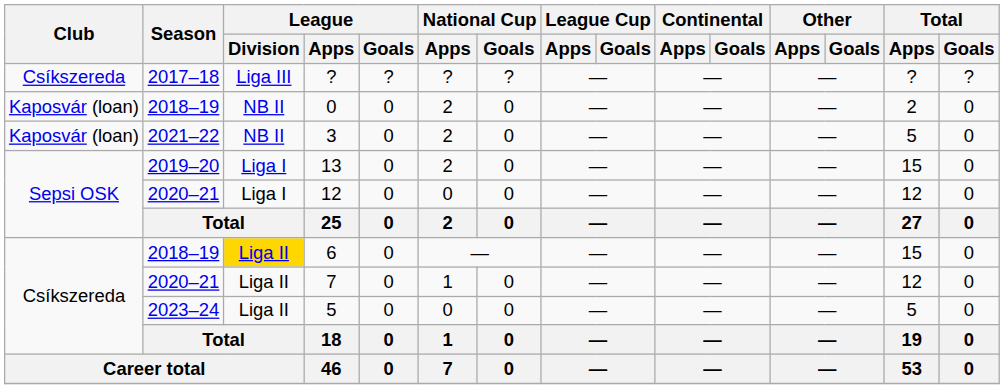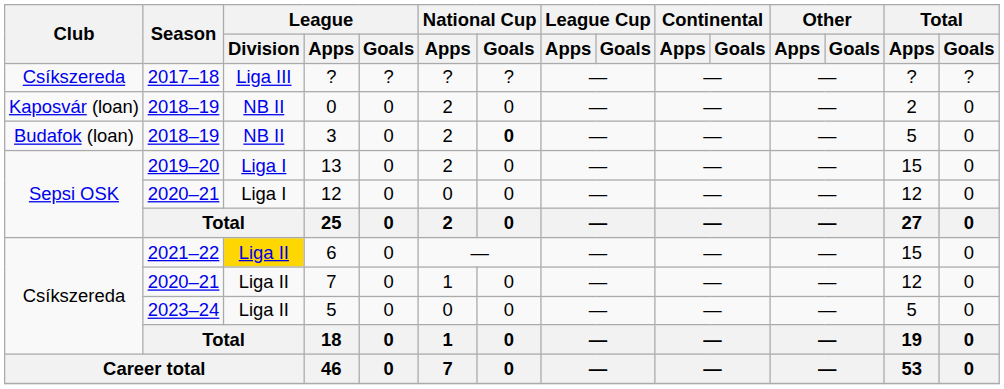(74, 136) Kaposvár (loan) -> (74, 136) Budafok (loan)
(183, 136) 2021–22 -> (183, 136) 2018–19
(509, 136) normal -> (509, 136) bold
(183, 253) 2018–19 -> (183, 253) 2021–22
